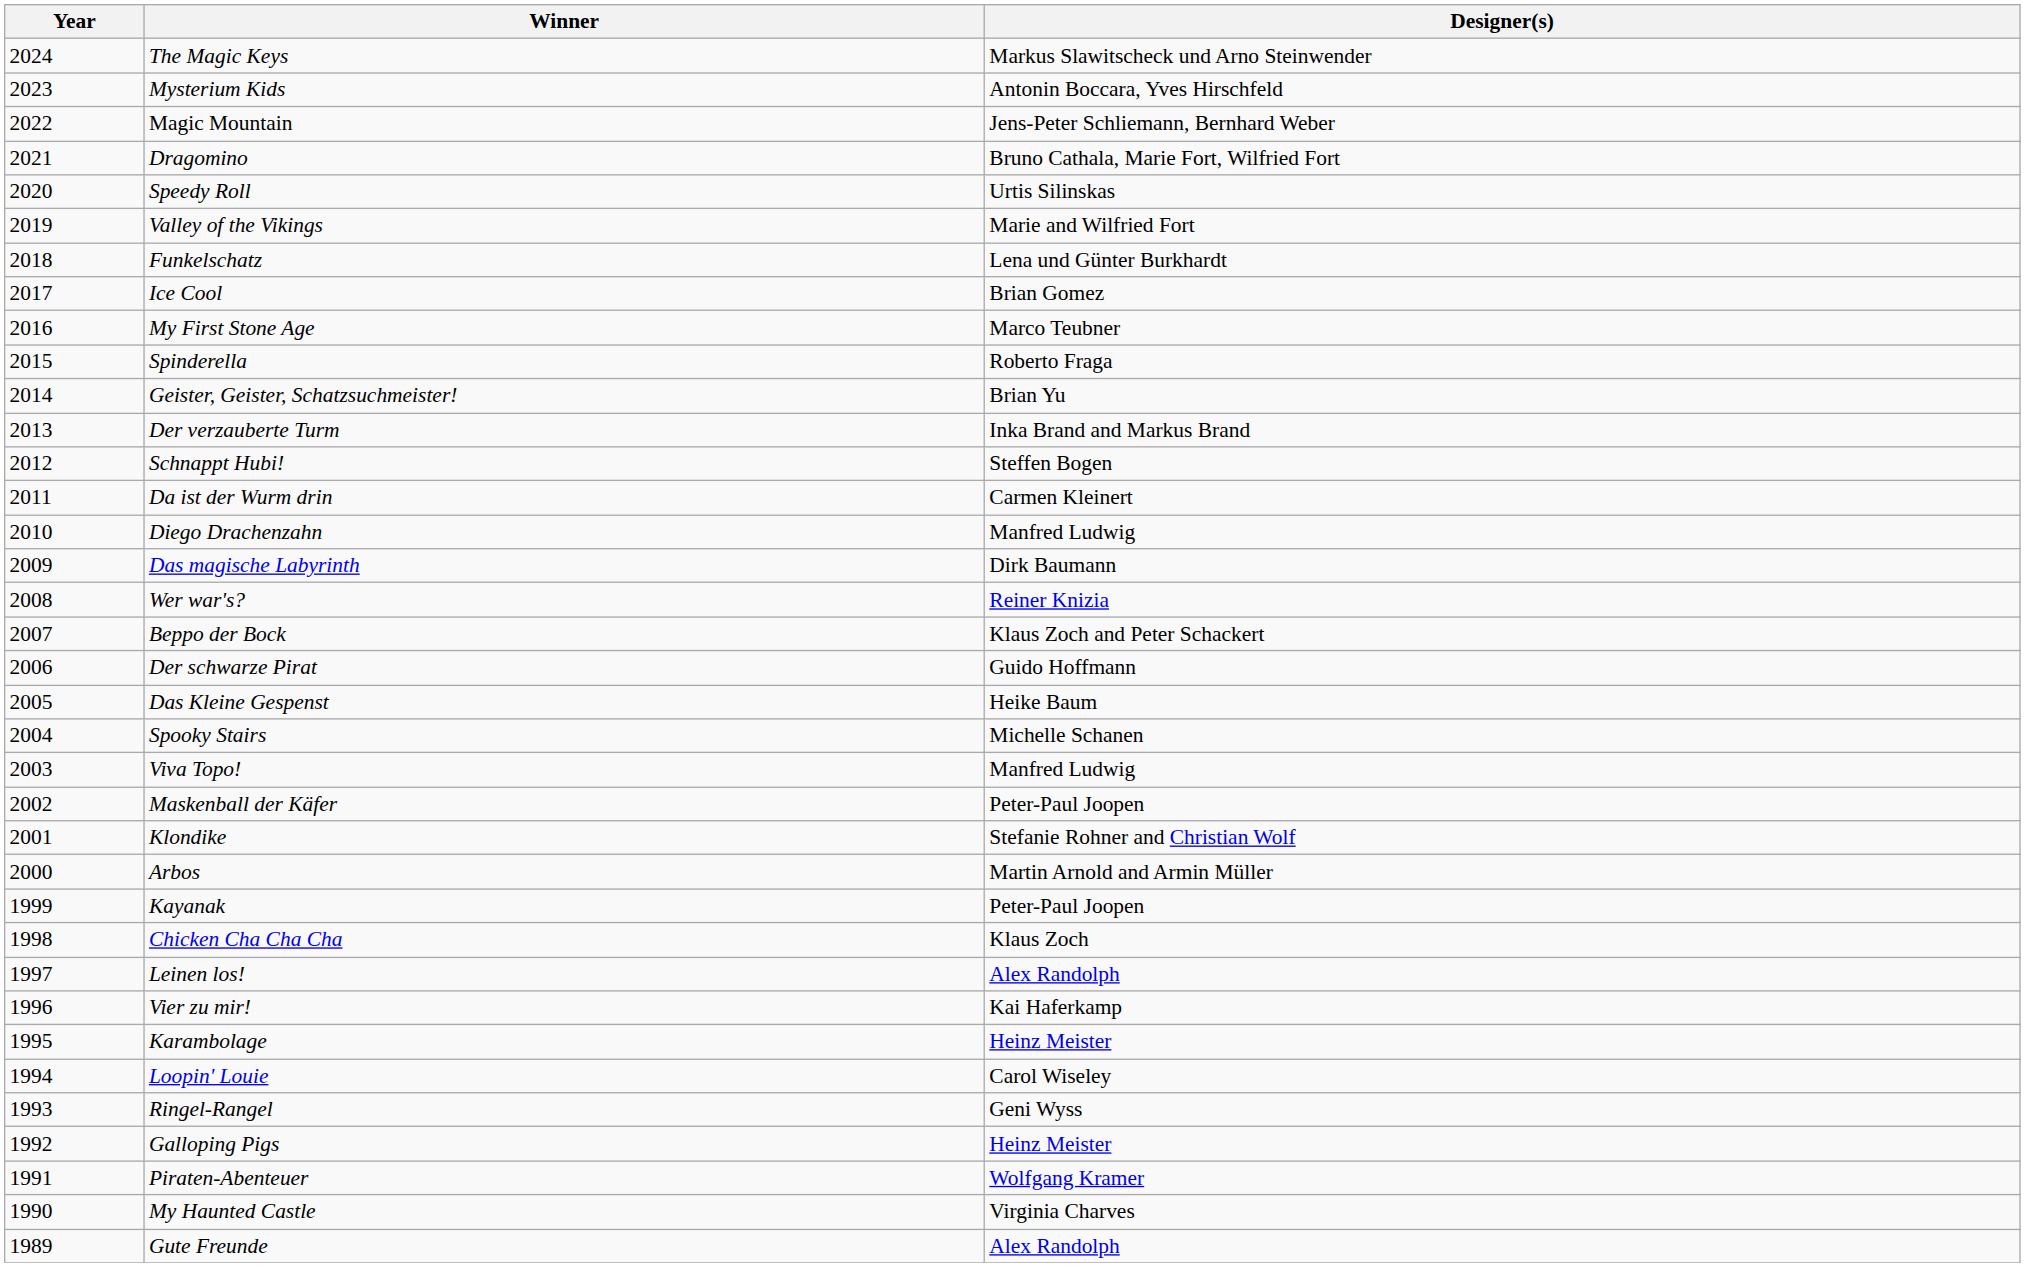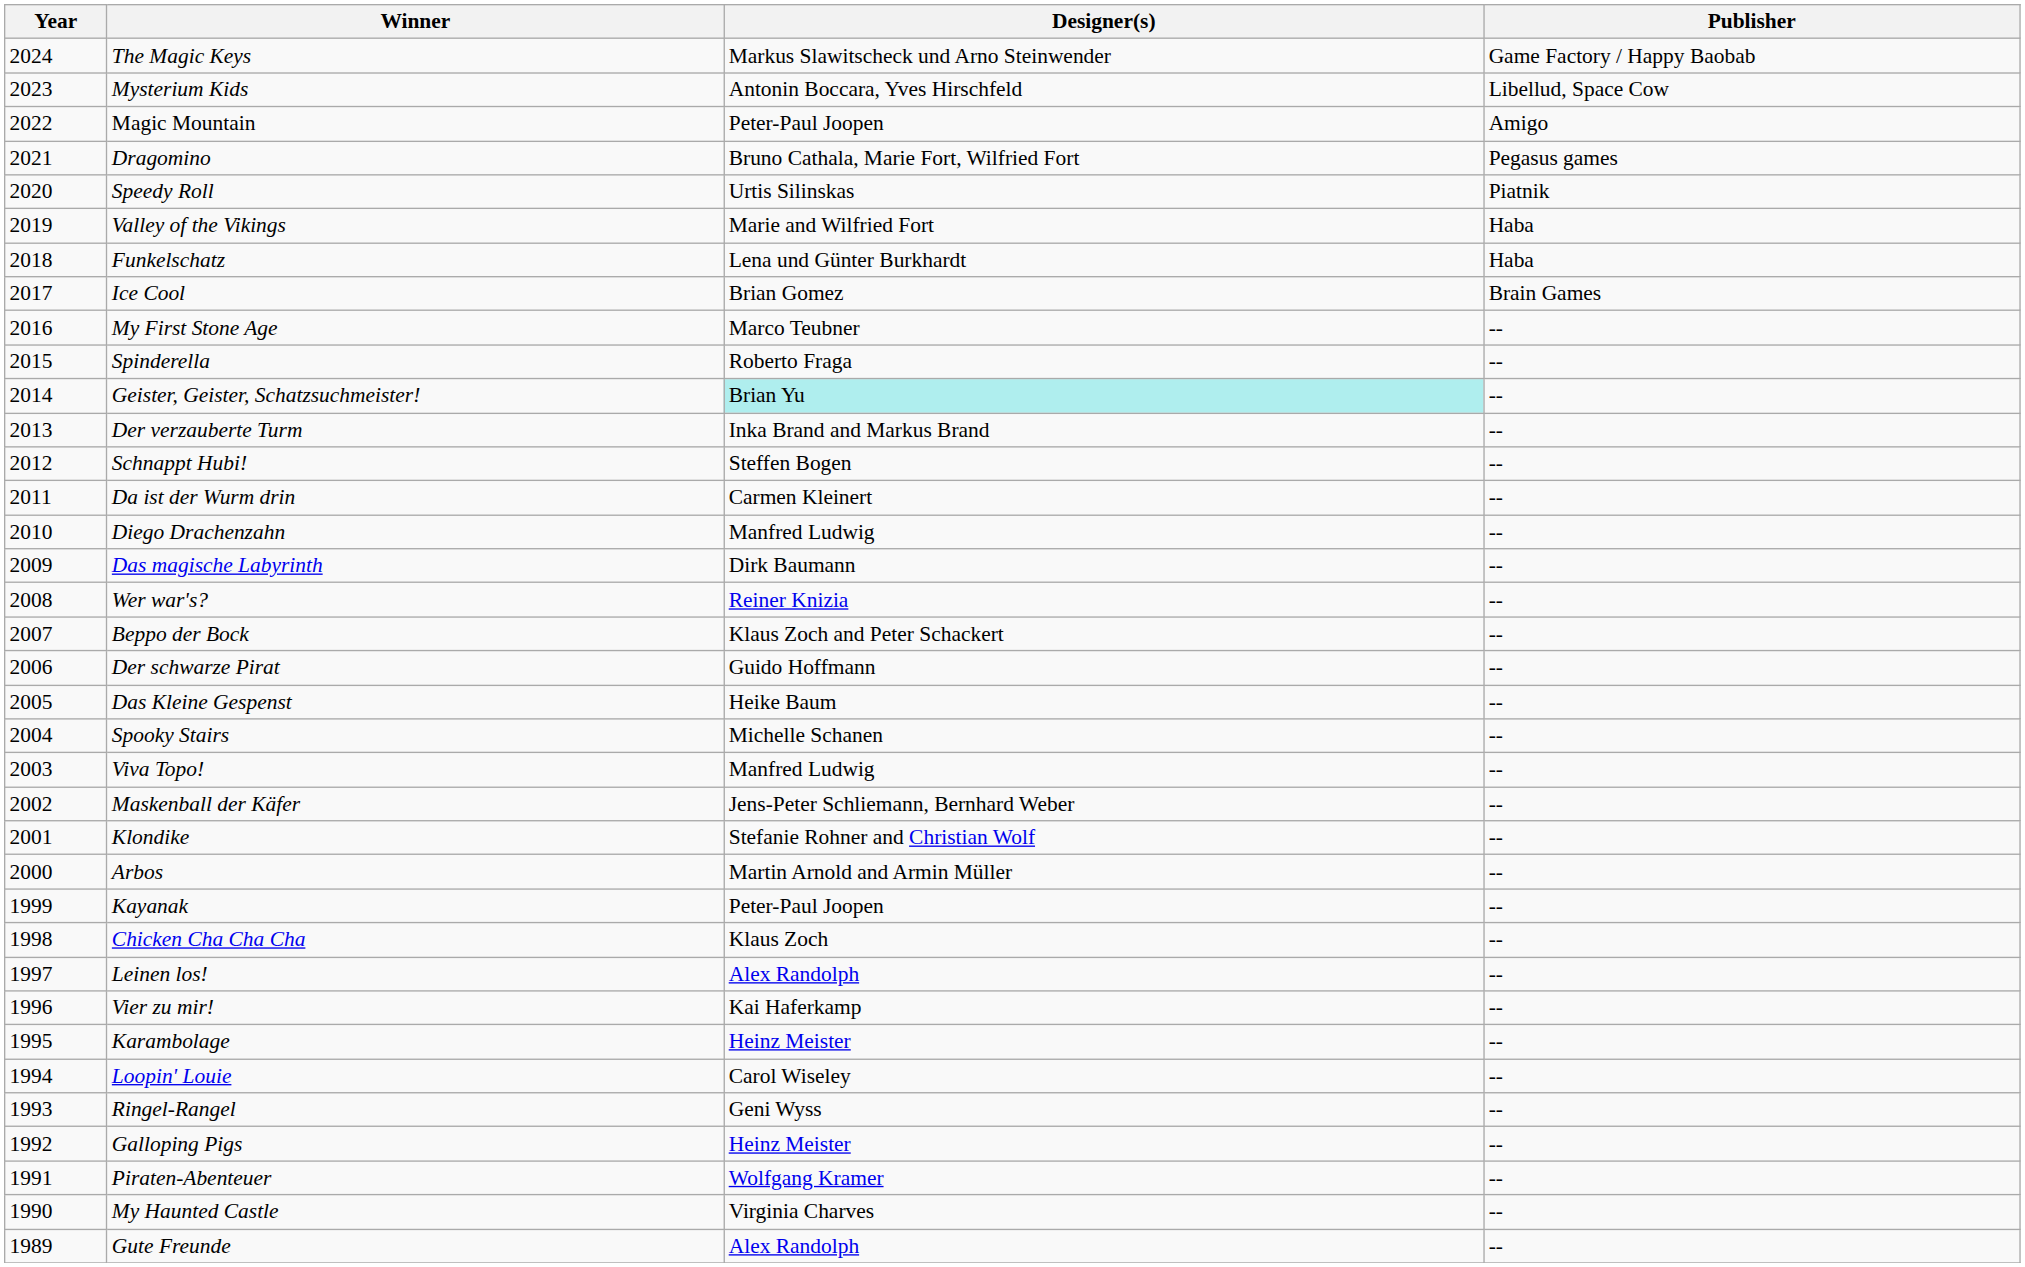+ column: (1752, 21)
(1162, 123) Jens-Peter Schliemann, Bernhard Weber -> (806, 123) Peter-Paul Joopen
(1027, 395) no background -> (767, 395) paleturquoise background
(1067, 803) Peter-Paul Joopen -> (901, 803) Jens-Peter Schliemann, Bernhard Weber
